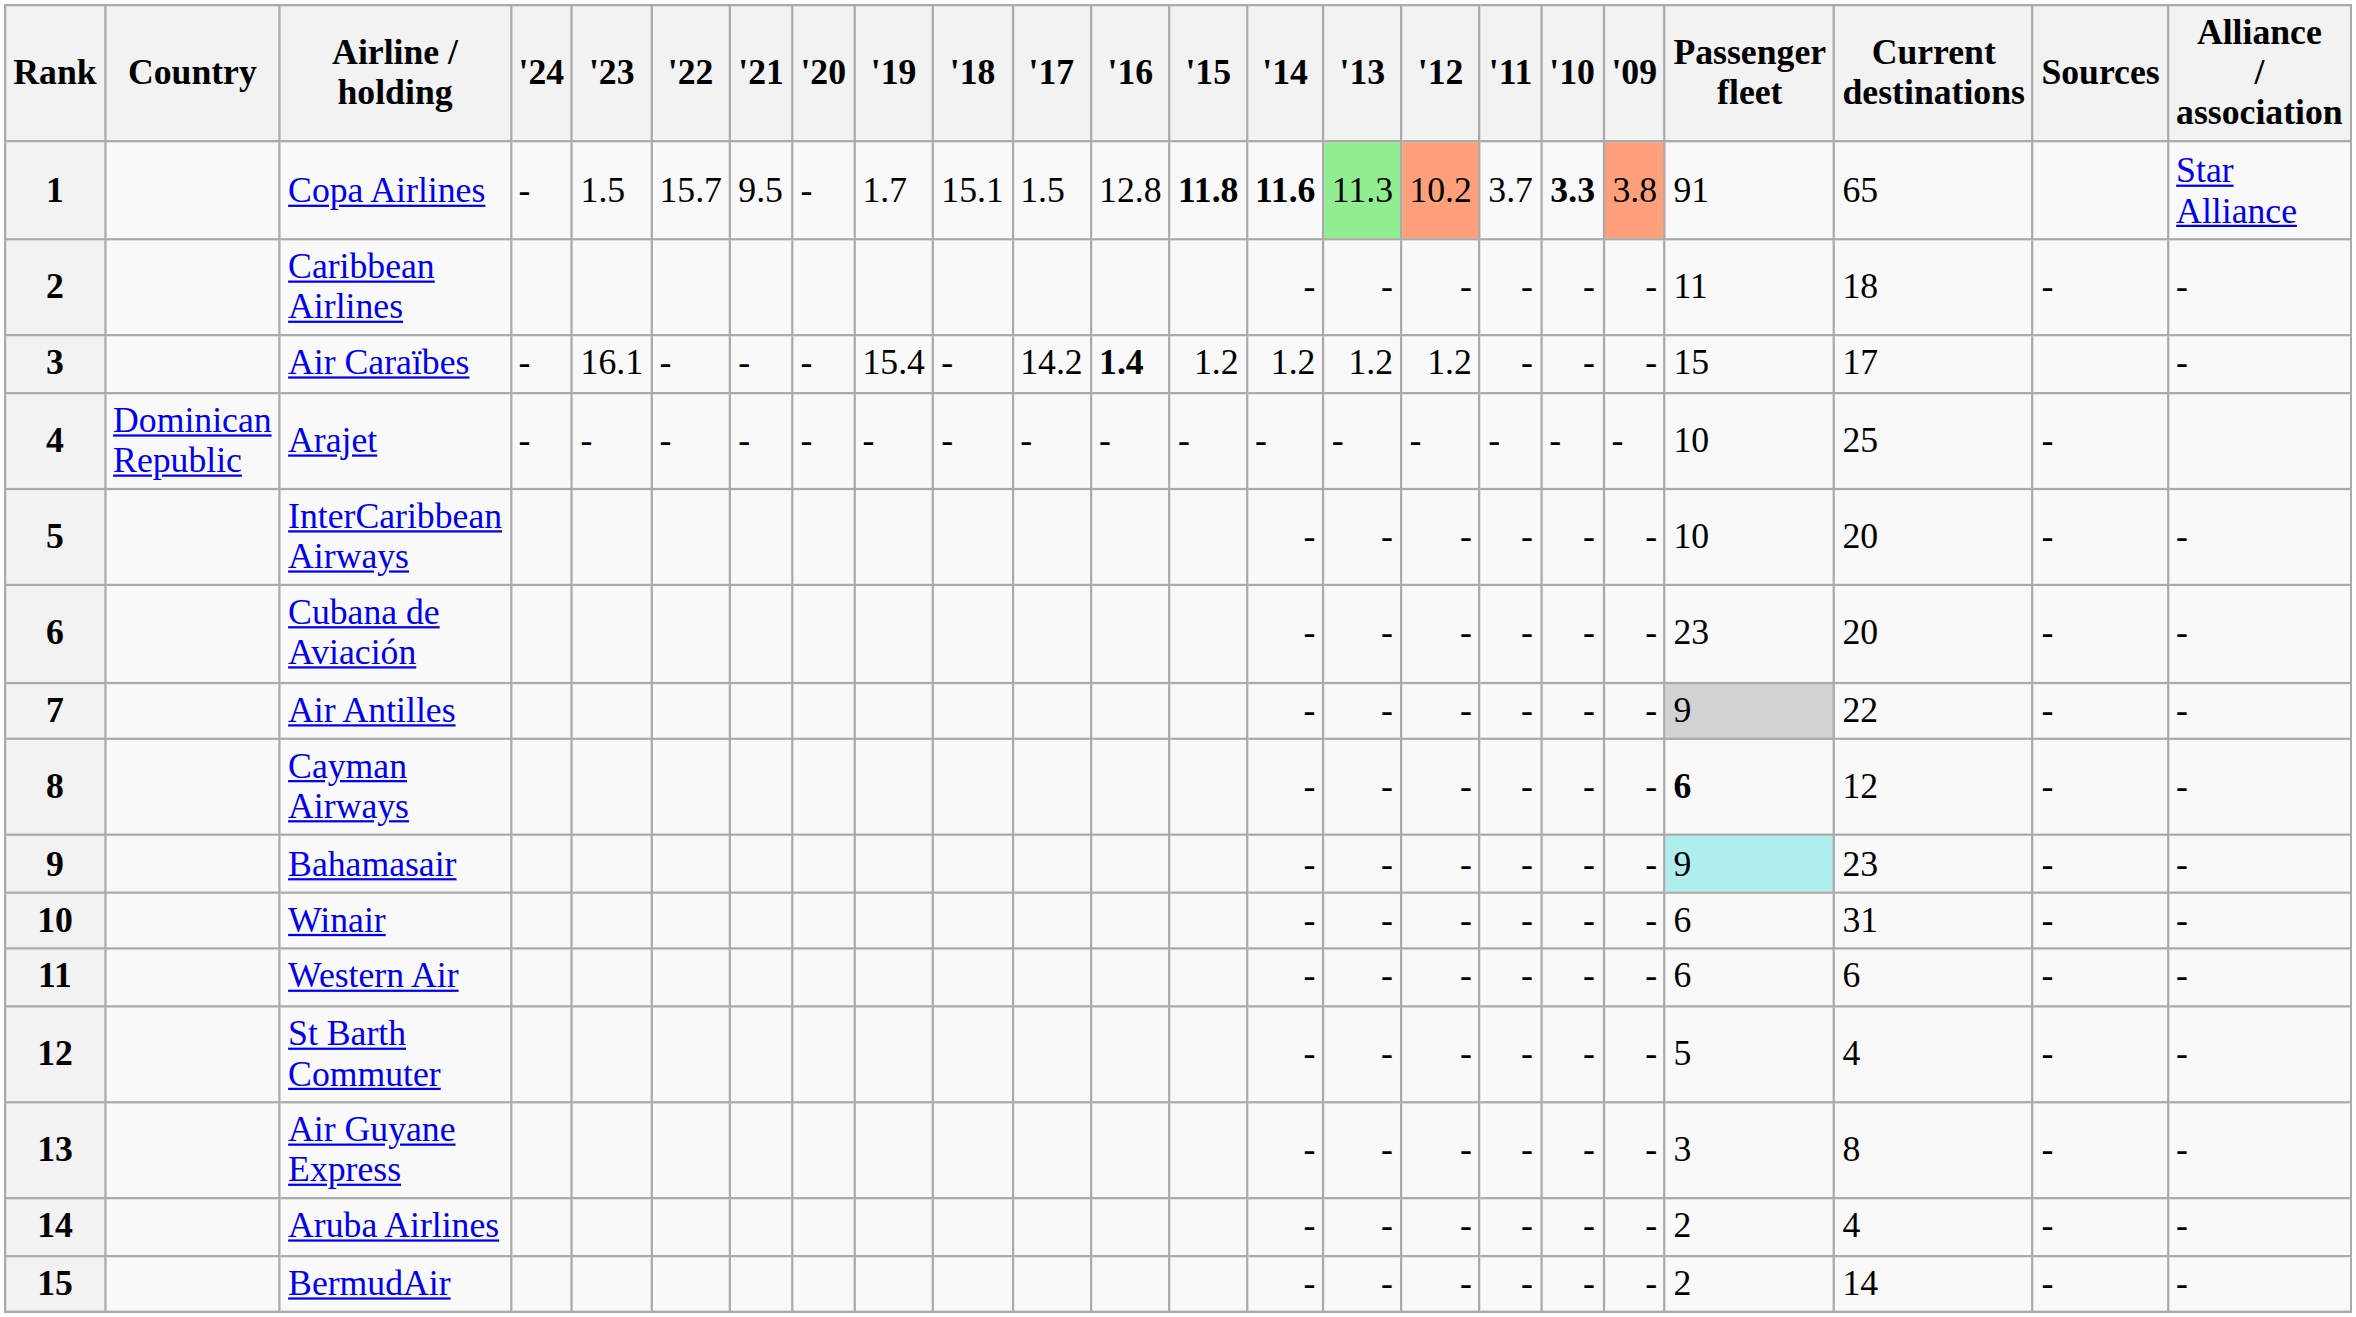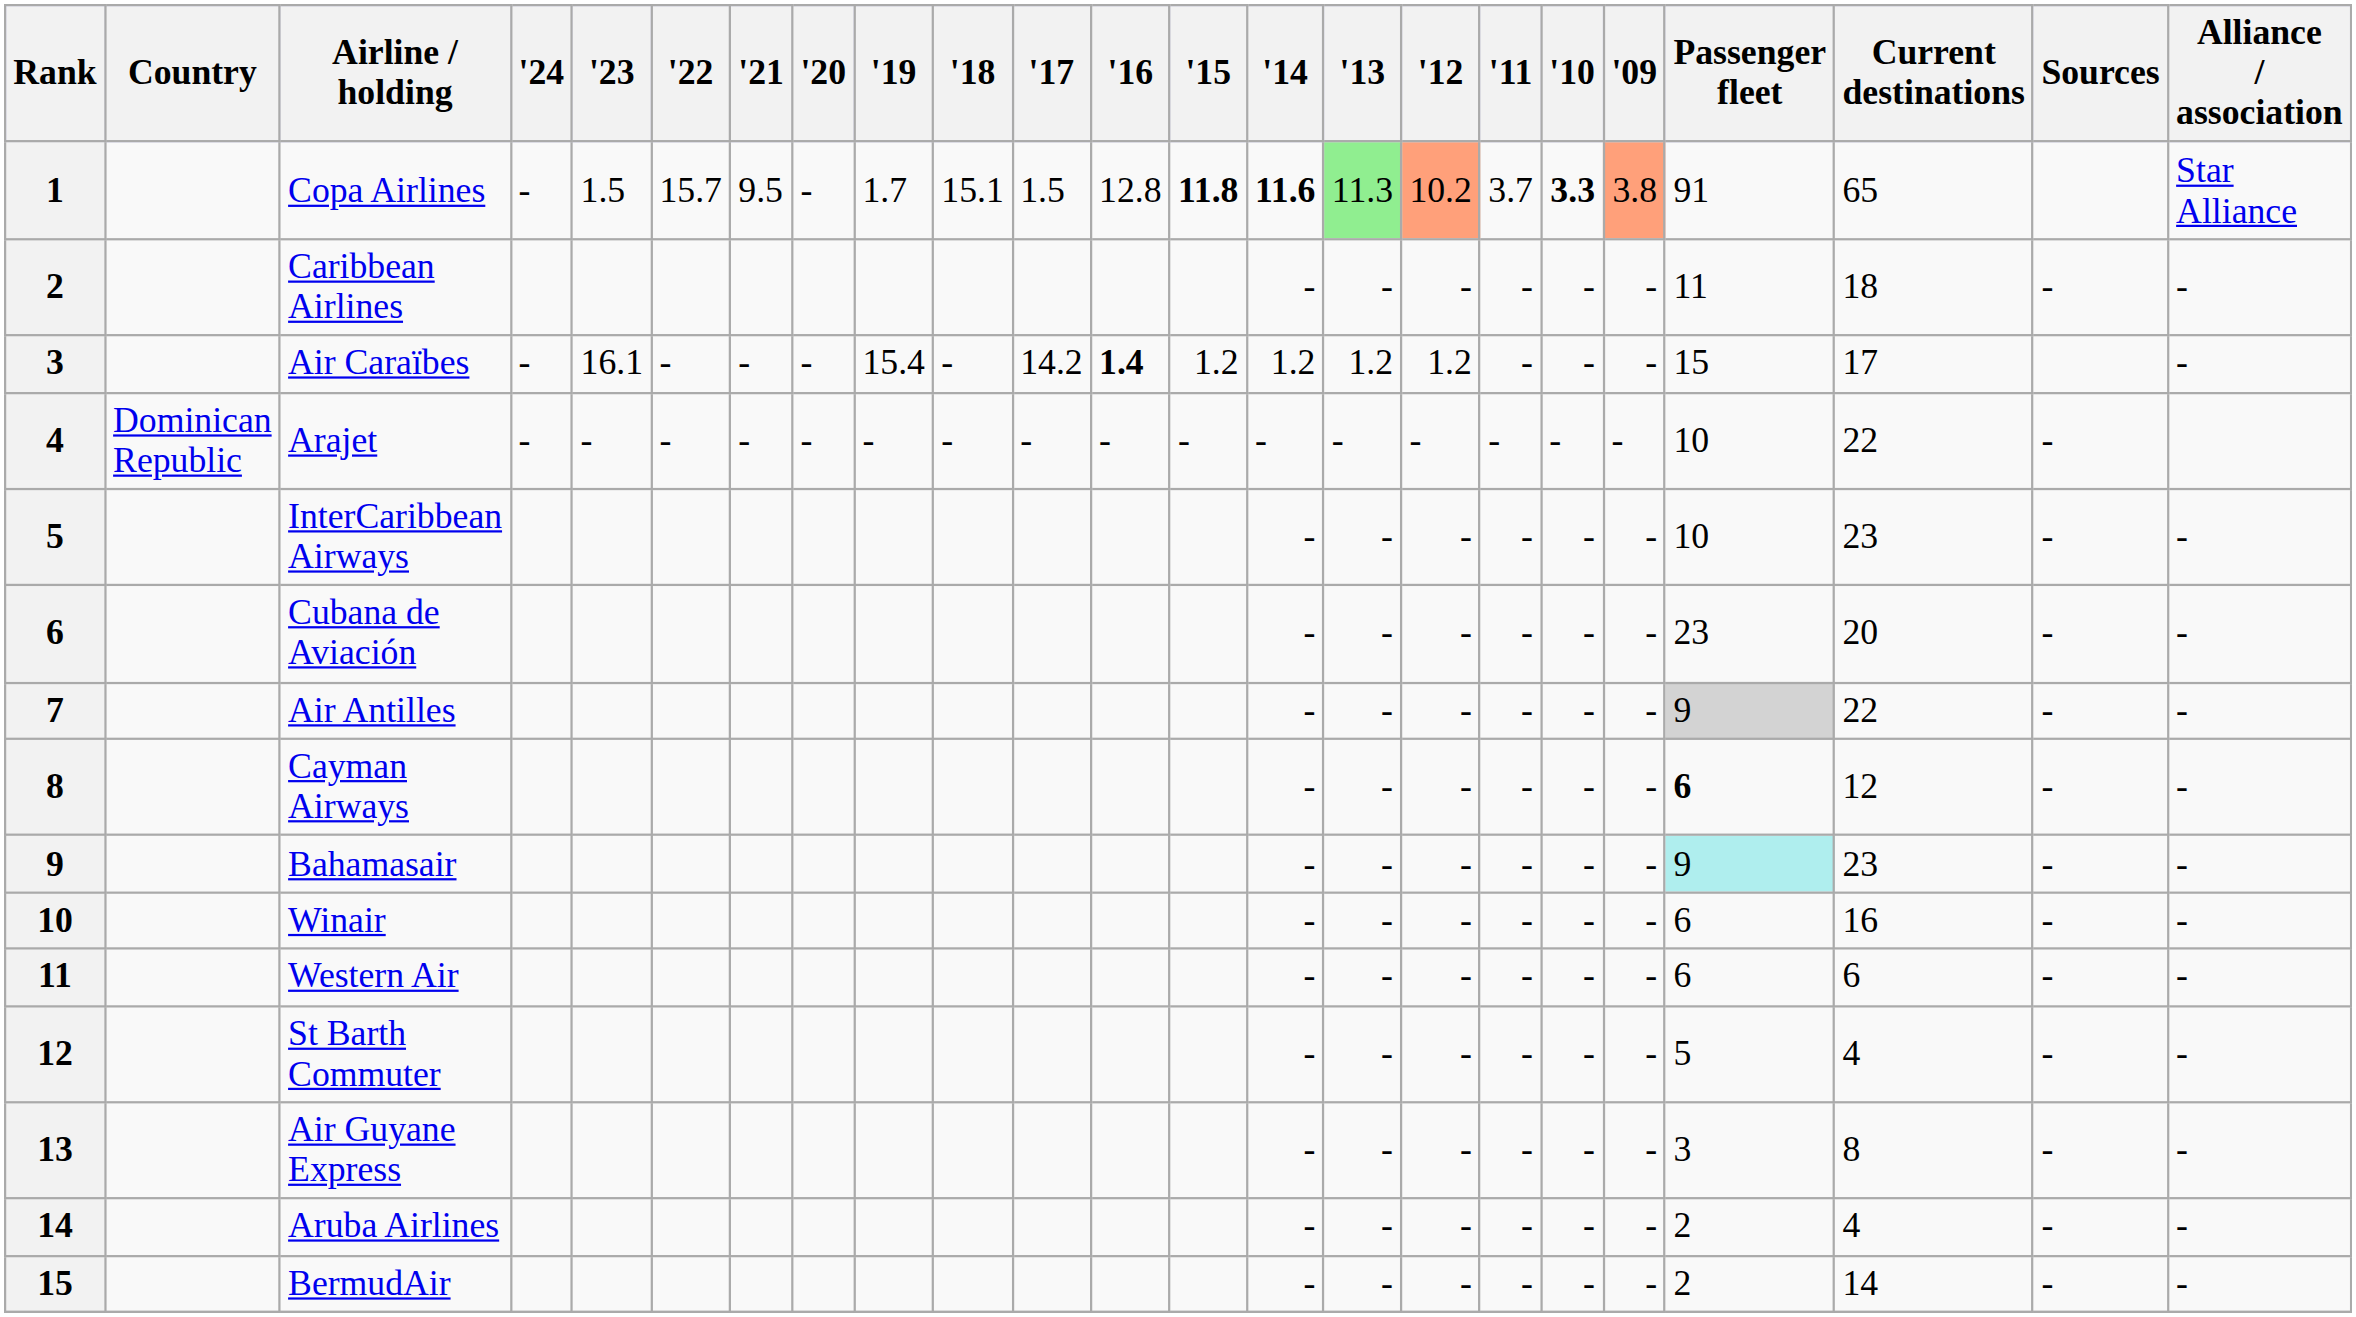(1860, 439) 25 -> (1860, 439) 22
(1860, 536) 20 -> (1860, 536) 23
(1860, 919) 31 -> (1860, 919) 16
